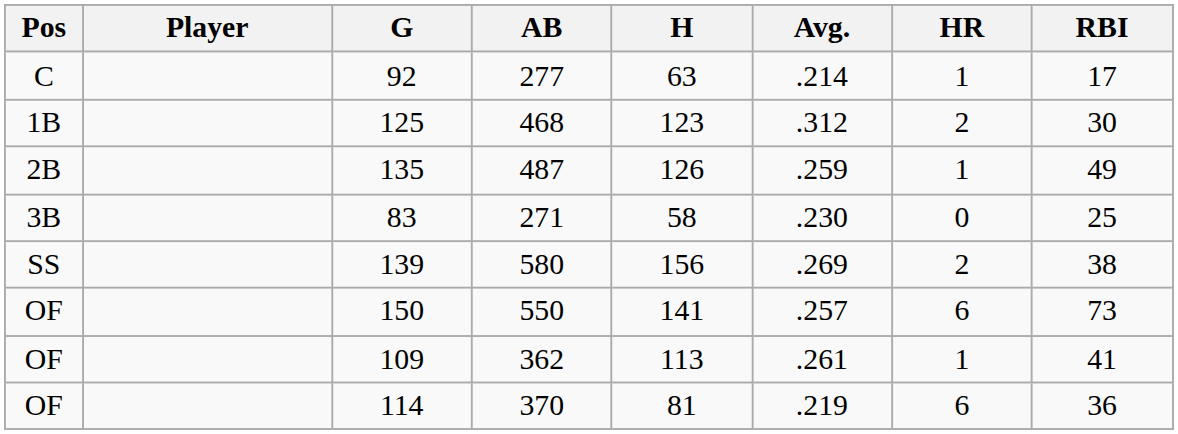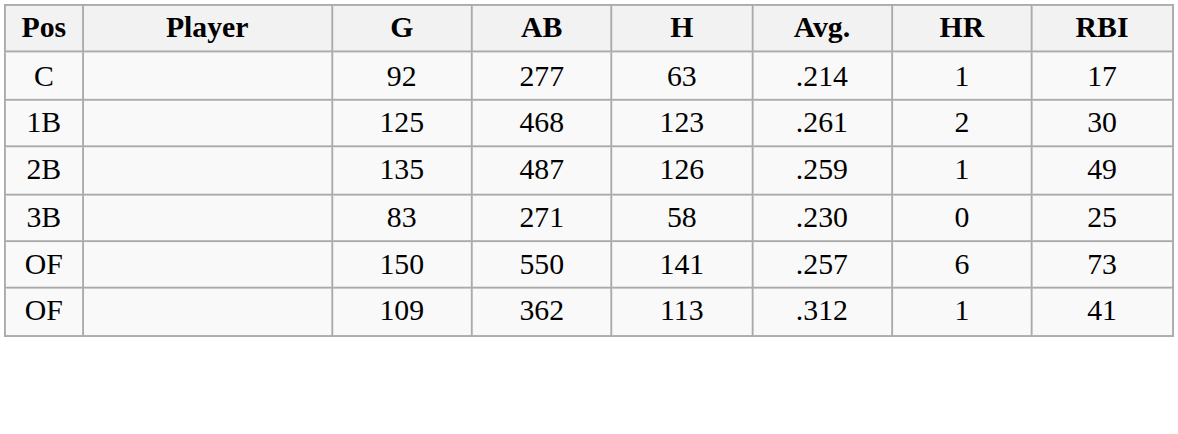(822, 122) .312 -> (822, 122) .261
- row: (402, 264)
(822, 358) .261 -> (822, 311) .312
- row: (402, 405)
